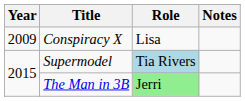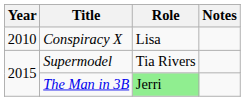(22, 38) 2009 -> (22, 38) 2010
(166, 61) lightblue background -> (166, 61) no background
